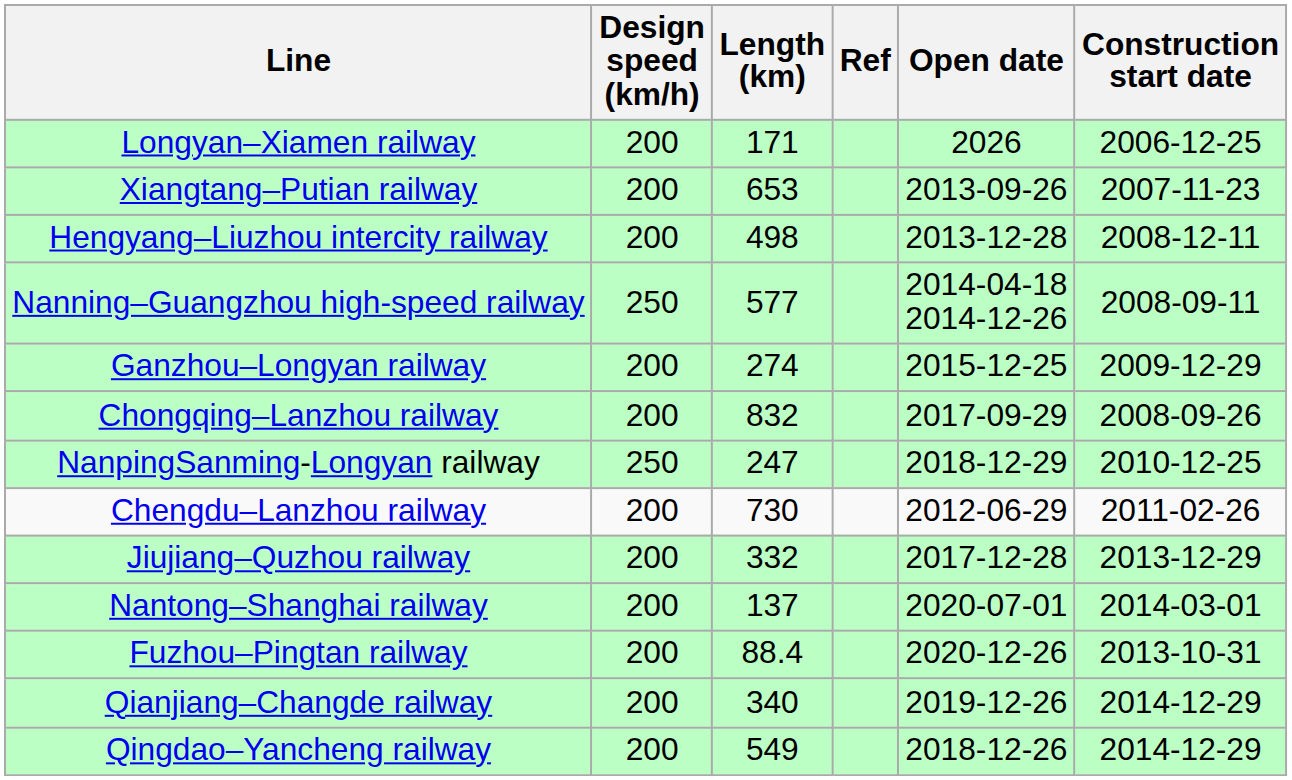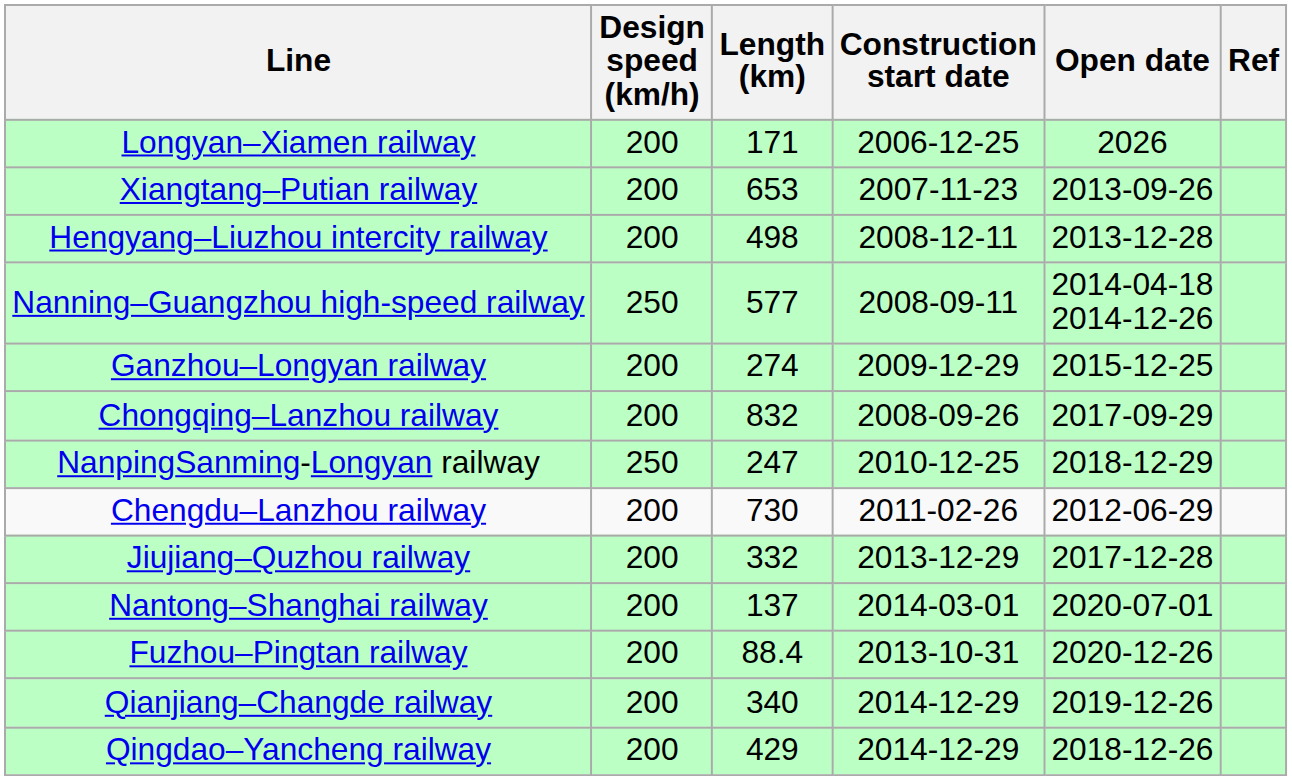columns swapped: (1181, 60) <-> (865, 60)
(772, 749) 549 -> (772, 749) 429
